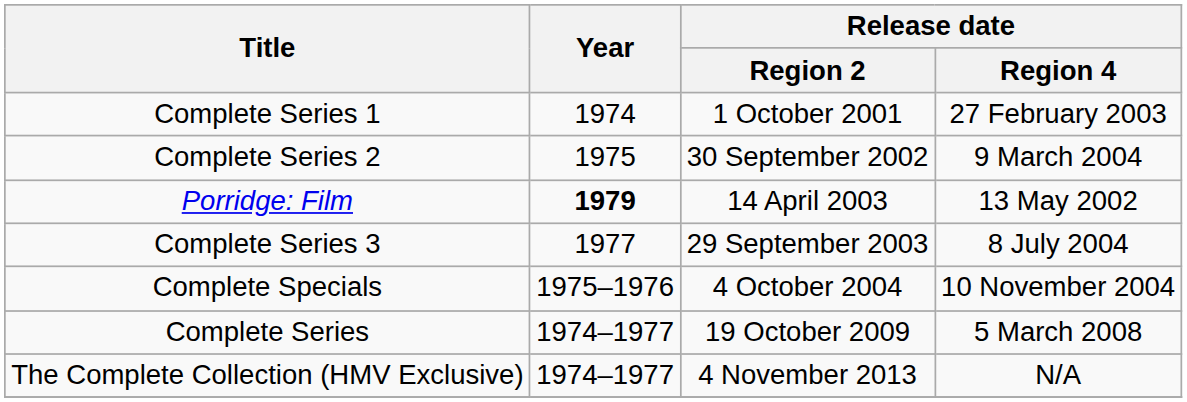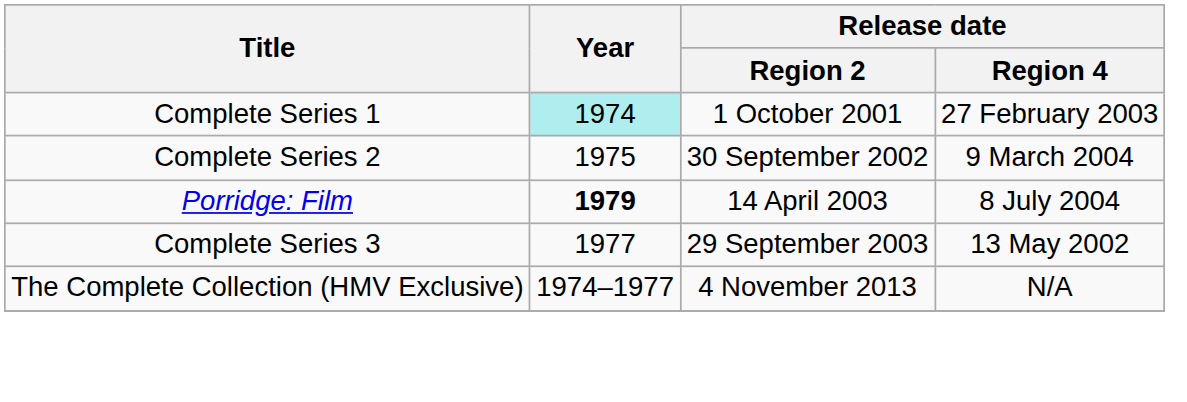(605, 113) no background -> (605, 113) paleturquoise background
(1058, 200) 13 May 2002 -> (1050, 200) 8 July 2004
(1058, 244) 8 July 2004 -> (1050, 244) 13 May 2002
- row: (267, 288)
- row: (267, 331)
